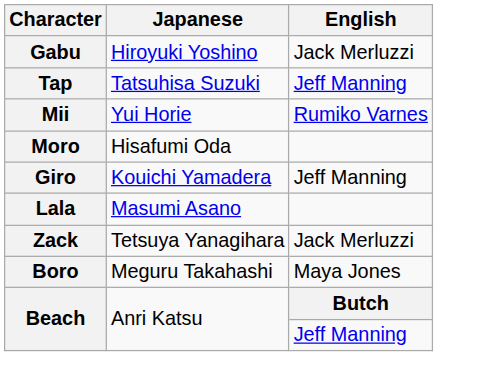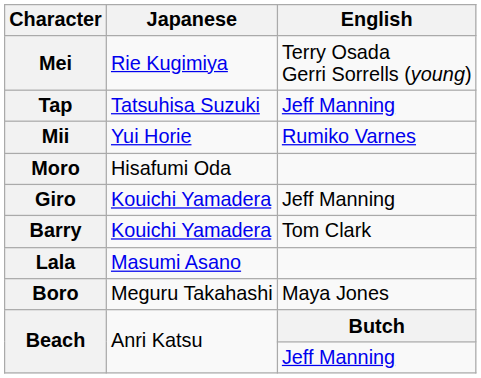+ row: (56, 62)
- row: (56, 51)
+ row: (55, 231)
- row: (55, 240)
